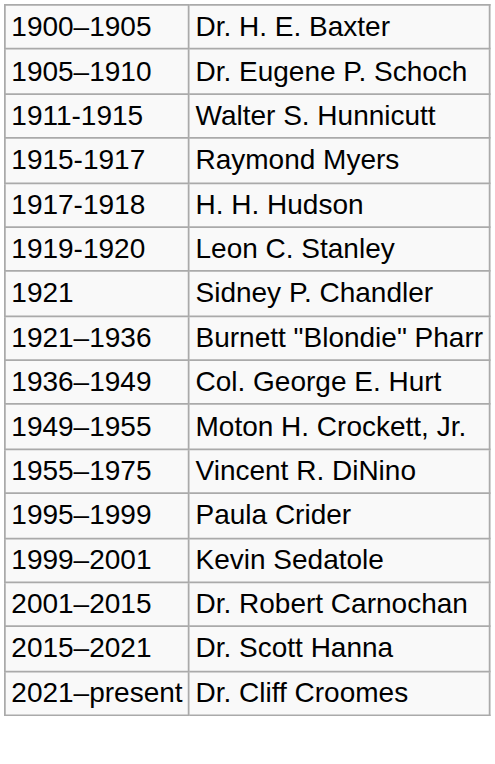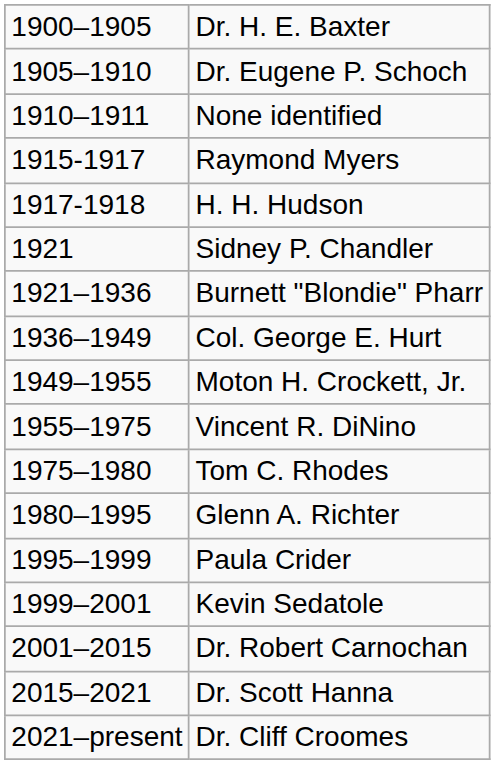+ row: (289, 115)
- row: (316, 115)
- row: (295, 248)
+ row: (292, 470)
+ row: (297, 515)
